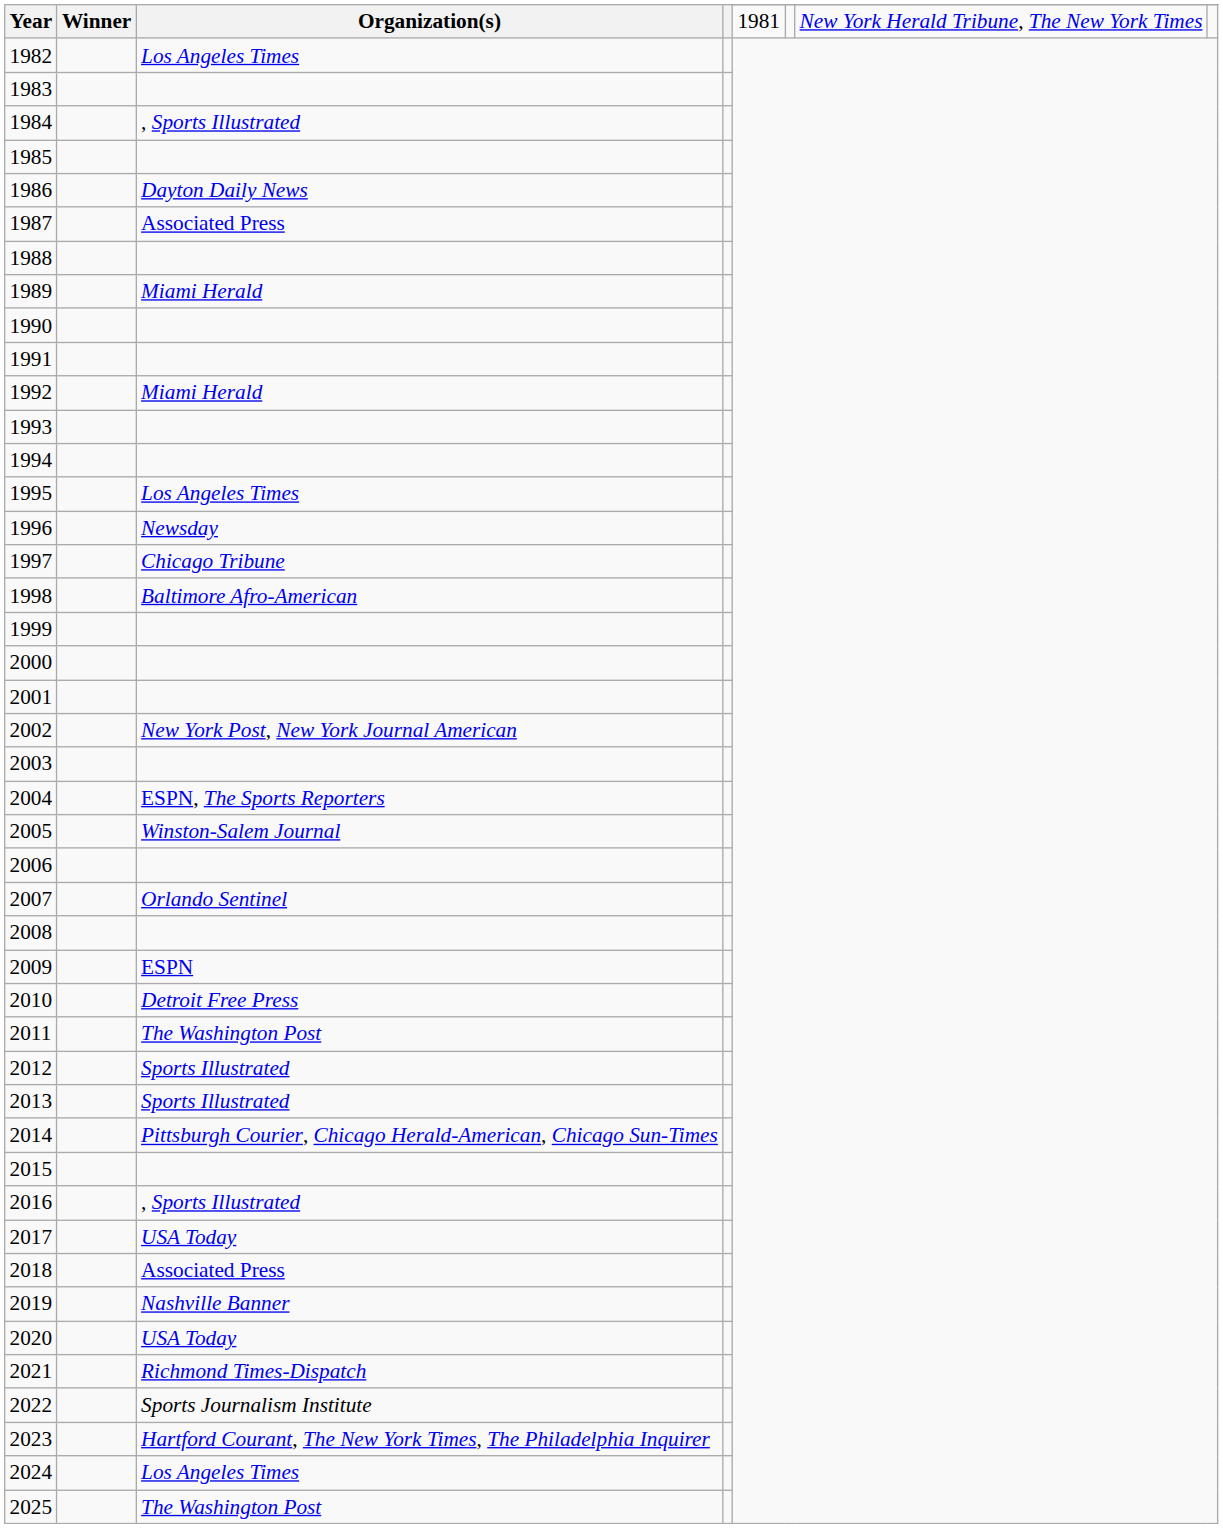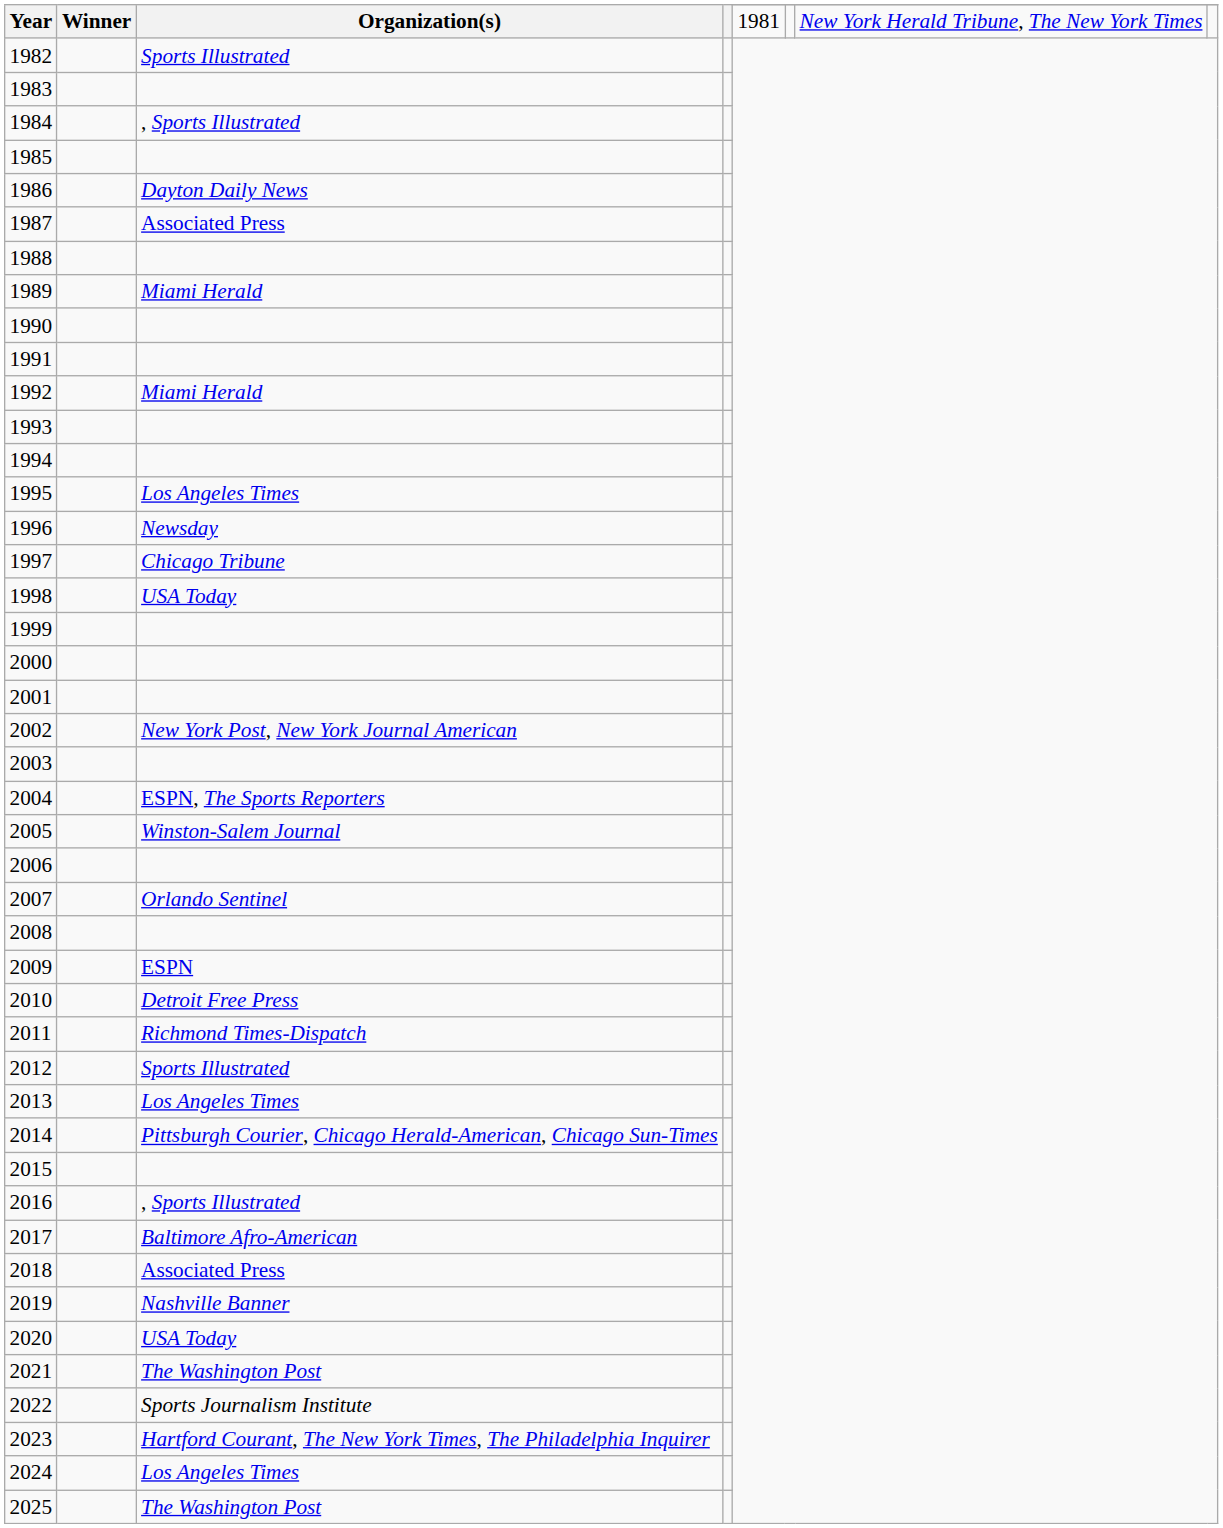(220, 55) Los Angeles Times -> (215, 55) Sports Illustrated
(249, 595) Baltimore Afro-American -> (189, 595) USA Today
(231, 1033) The Washington Post -> (254, 1033) Richmond Times-Dispatch
(215, 1101) Sports Illustrated -> (220, 1101) Los Angeles Times
(189, 1236) USA Today -> (249, 1236) Baltimore Afro-American
(254, 1371) Richmond Times-Dispatch -> (231, 1371) The Washington Post
